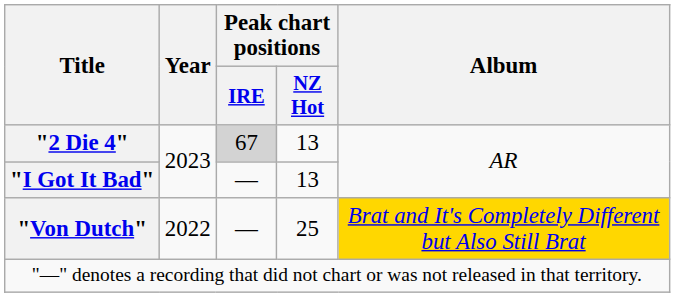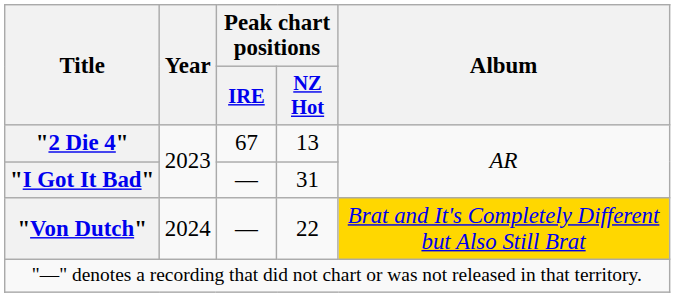(246, 142) lightgrey background -> (246, 142) no background
(308, 179) 13 -> (308, 179) 31
(188, 228) 2022 -> (188, 228) 2024
(308, 228) 25 -> (308, 228) 22
